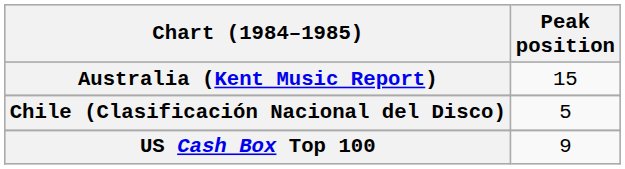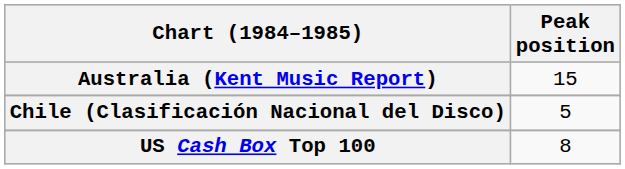(565, 147) 9 -> (565, 147) 8
